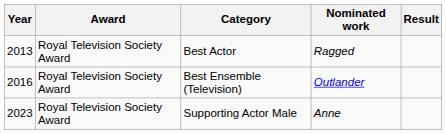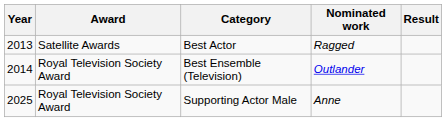(100, 51) Royal Television Society Award -> (79, 44) Satellite Awards
(20, 82) 2016 -> (20, 69) 2014
(20, 113) 2023 -> (20, 100) 2025
